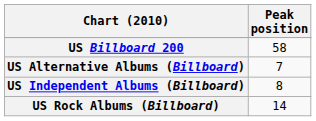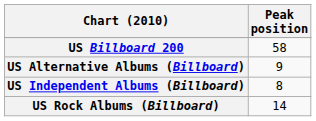(279, 67) 7 -> (279, 67) 9
